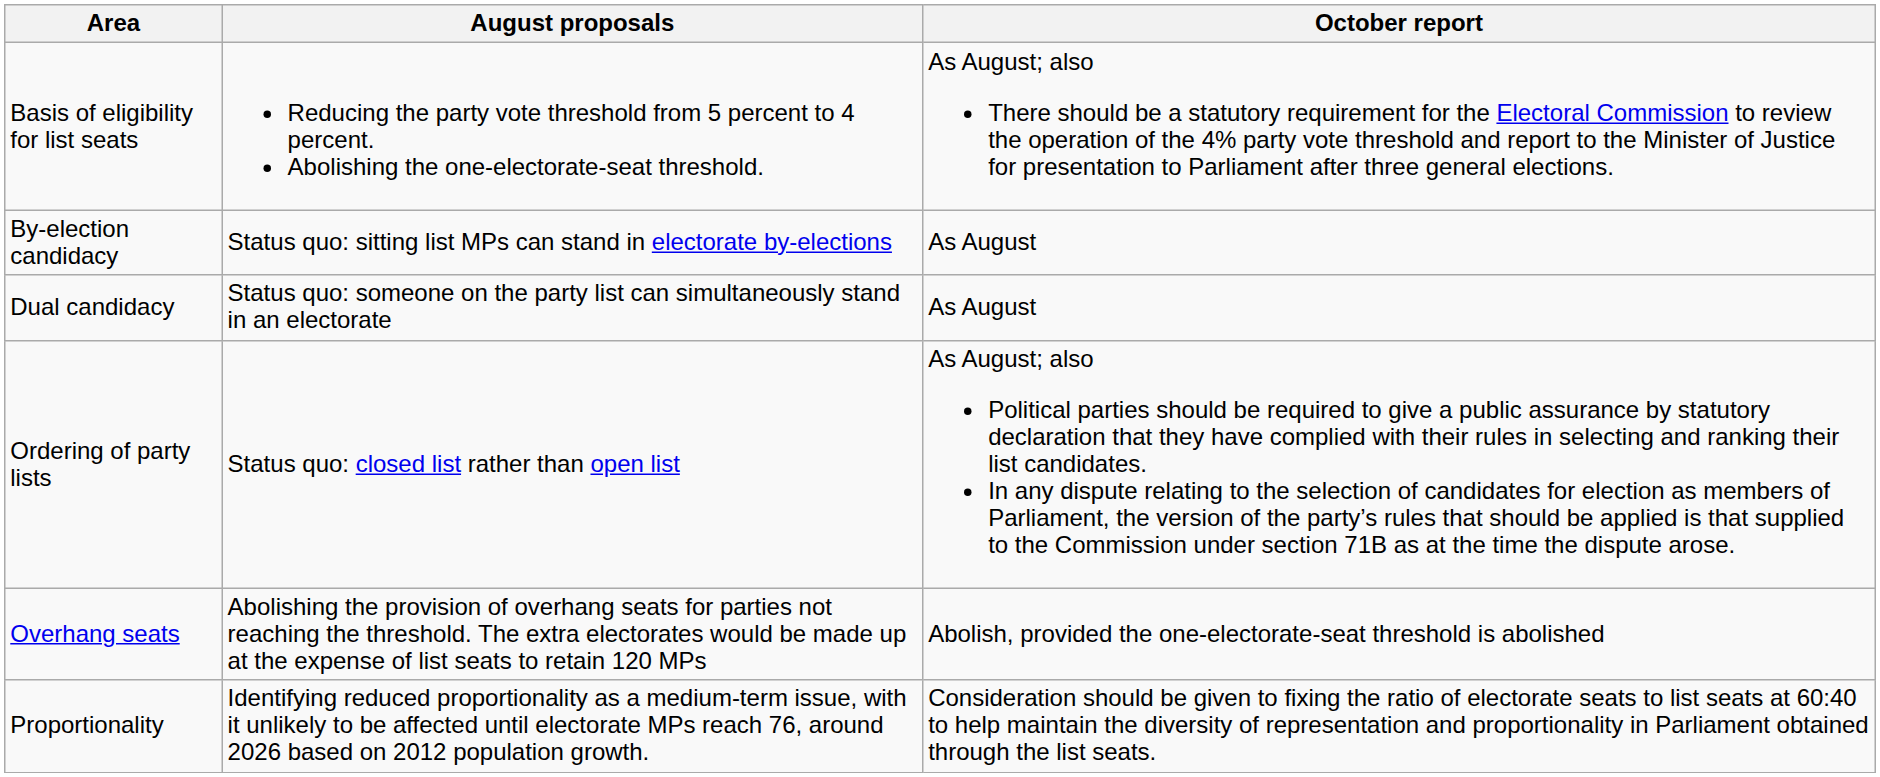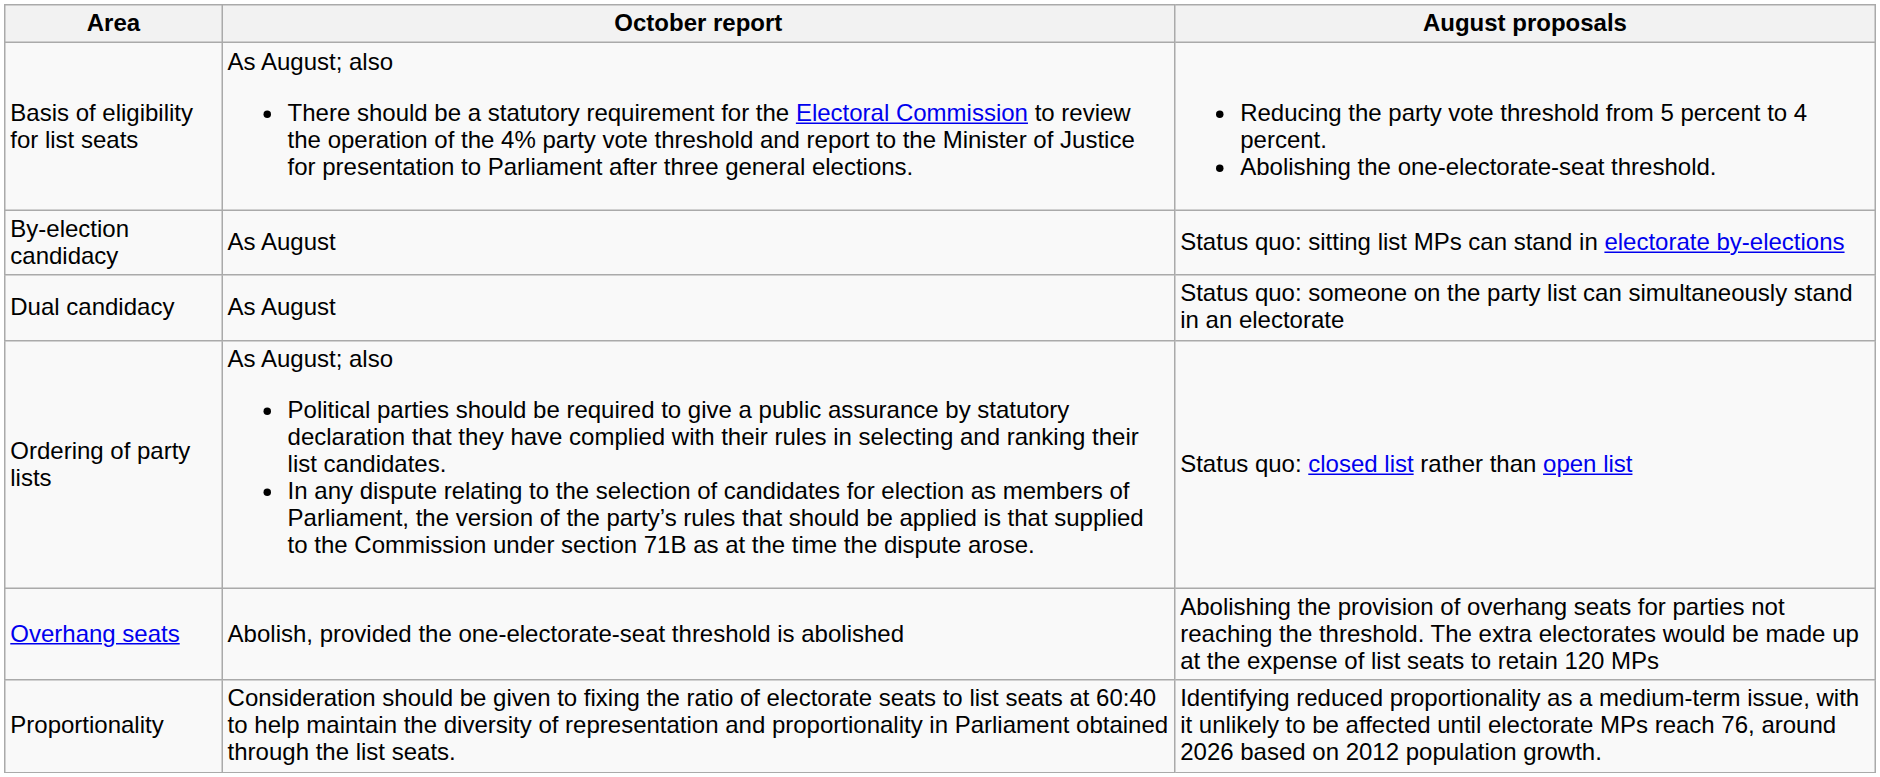columns swapped: (572, 23) <-> (1399, 23)
